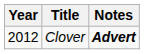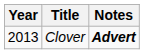(23, 37) 2012 -> (23, 37) 2013
